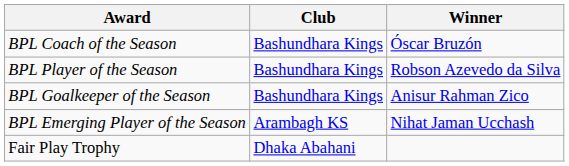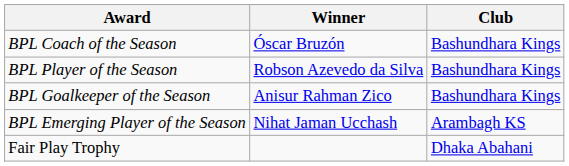columns swapped: (476, 17) <-> (318, 17)
